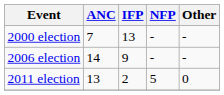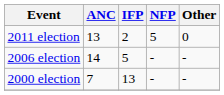rows swapped: (44, 36) <-> (44, 79)
(125, 57) 9 -> (125, 57) 5
